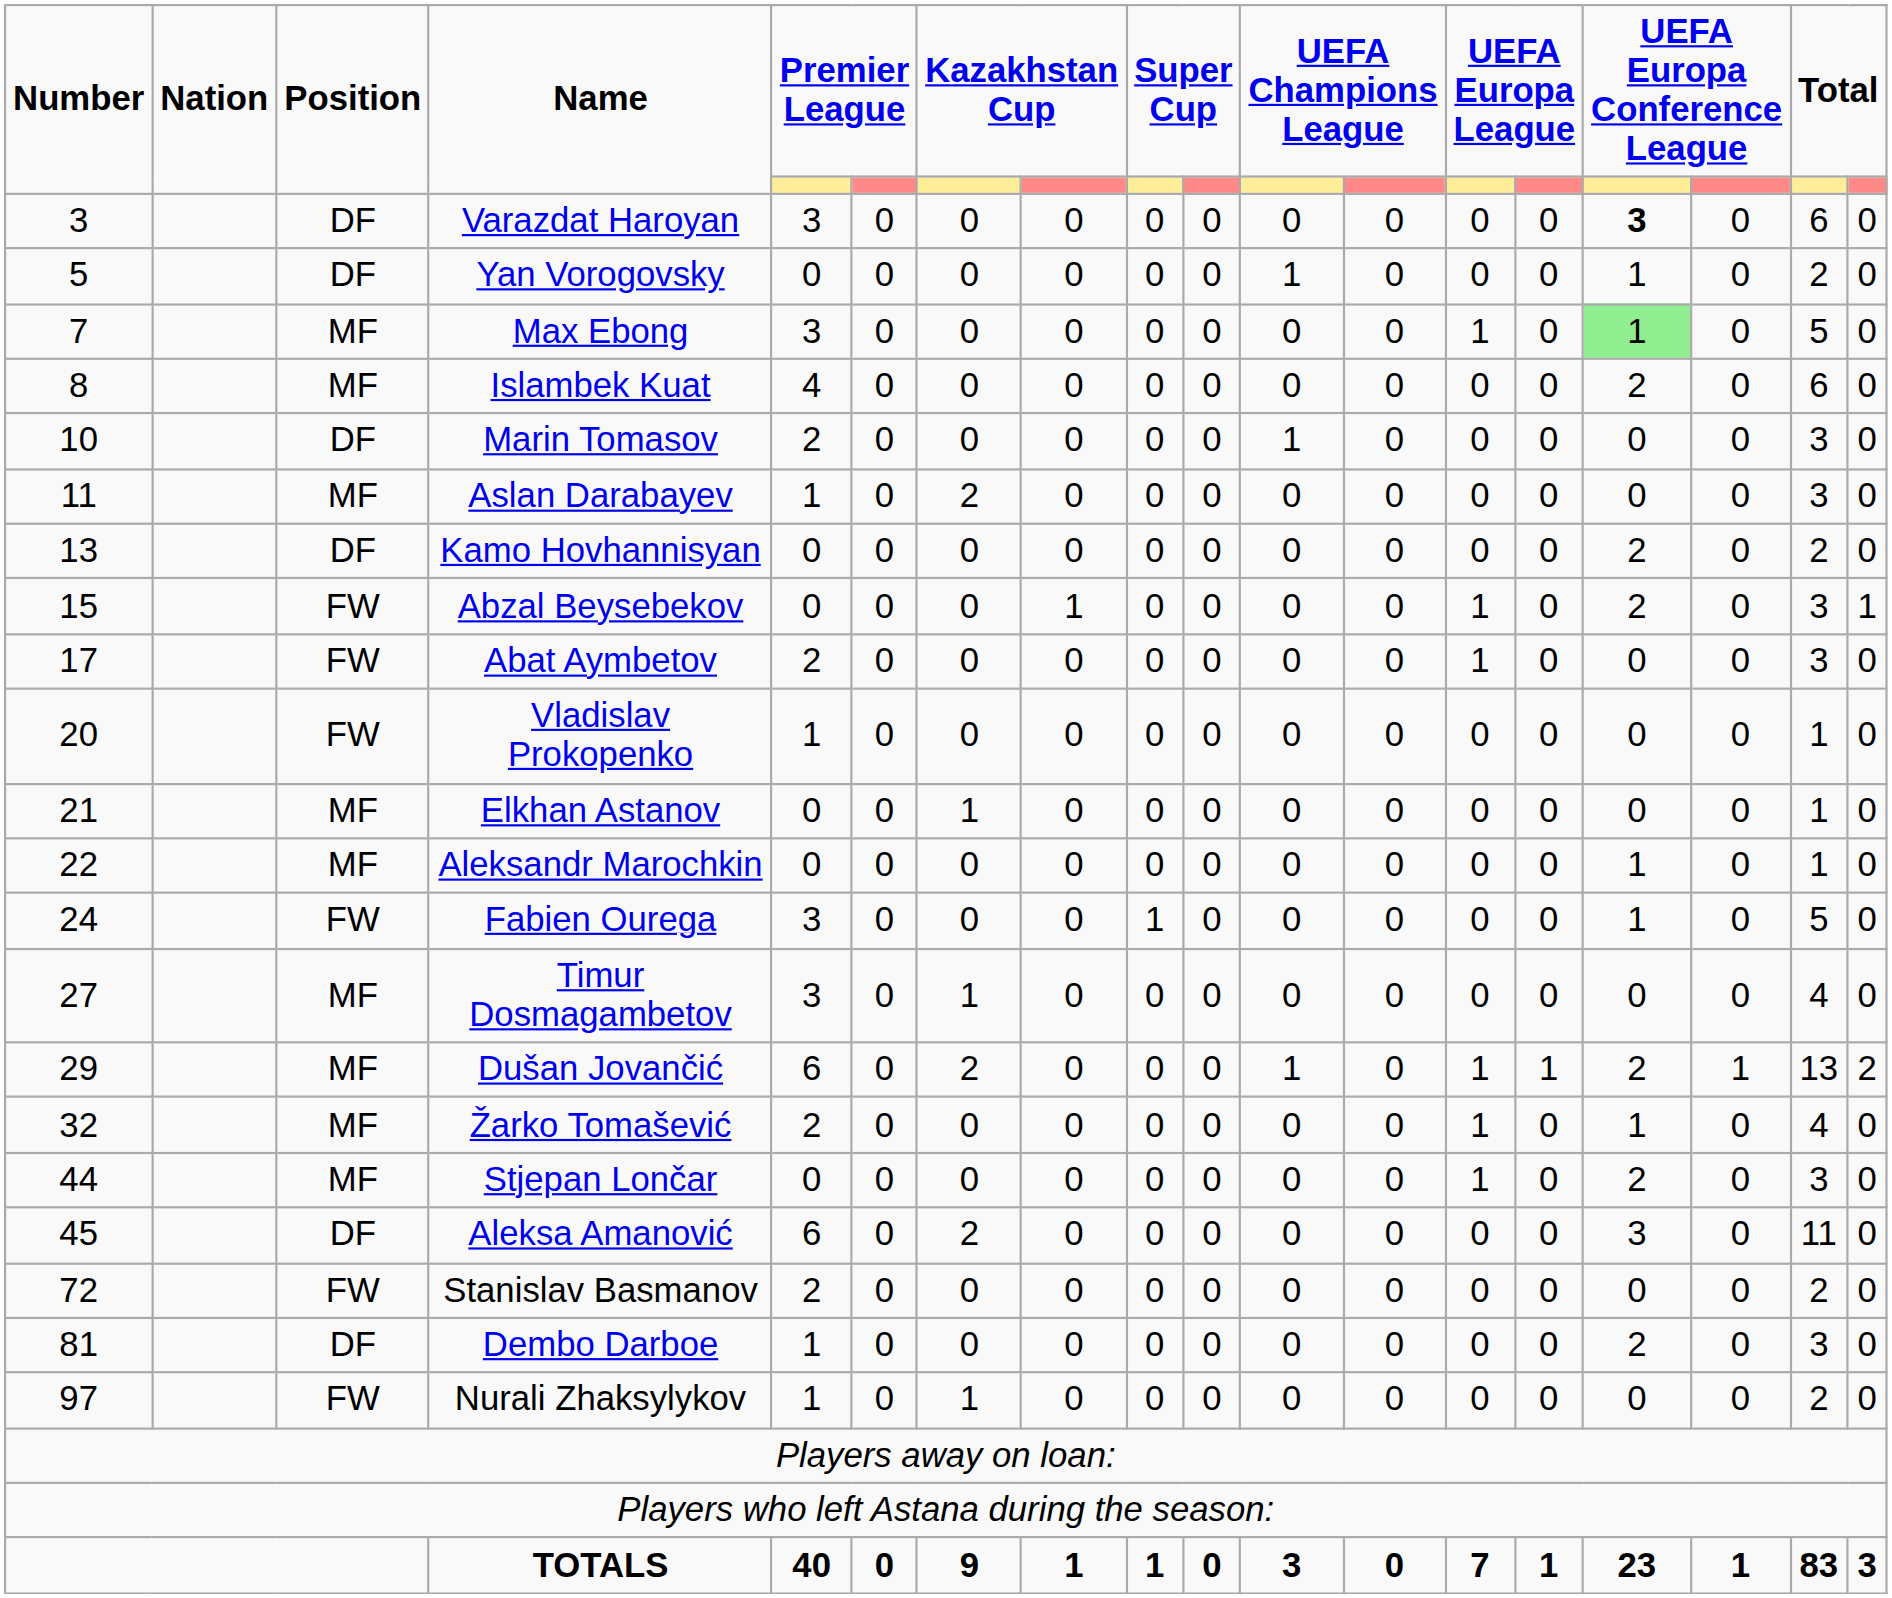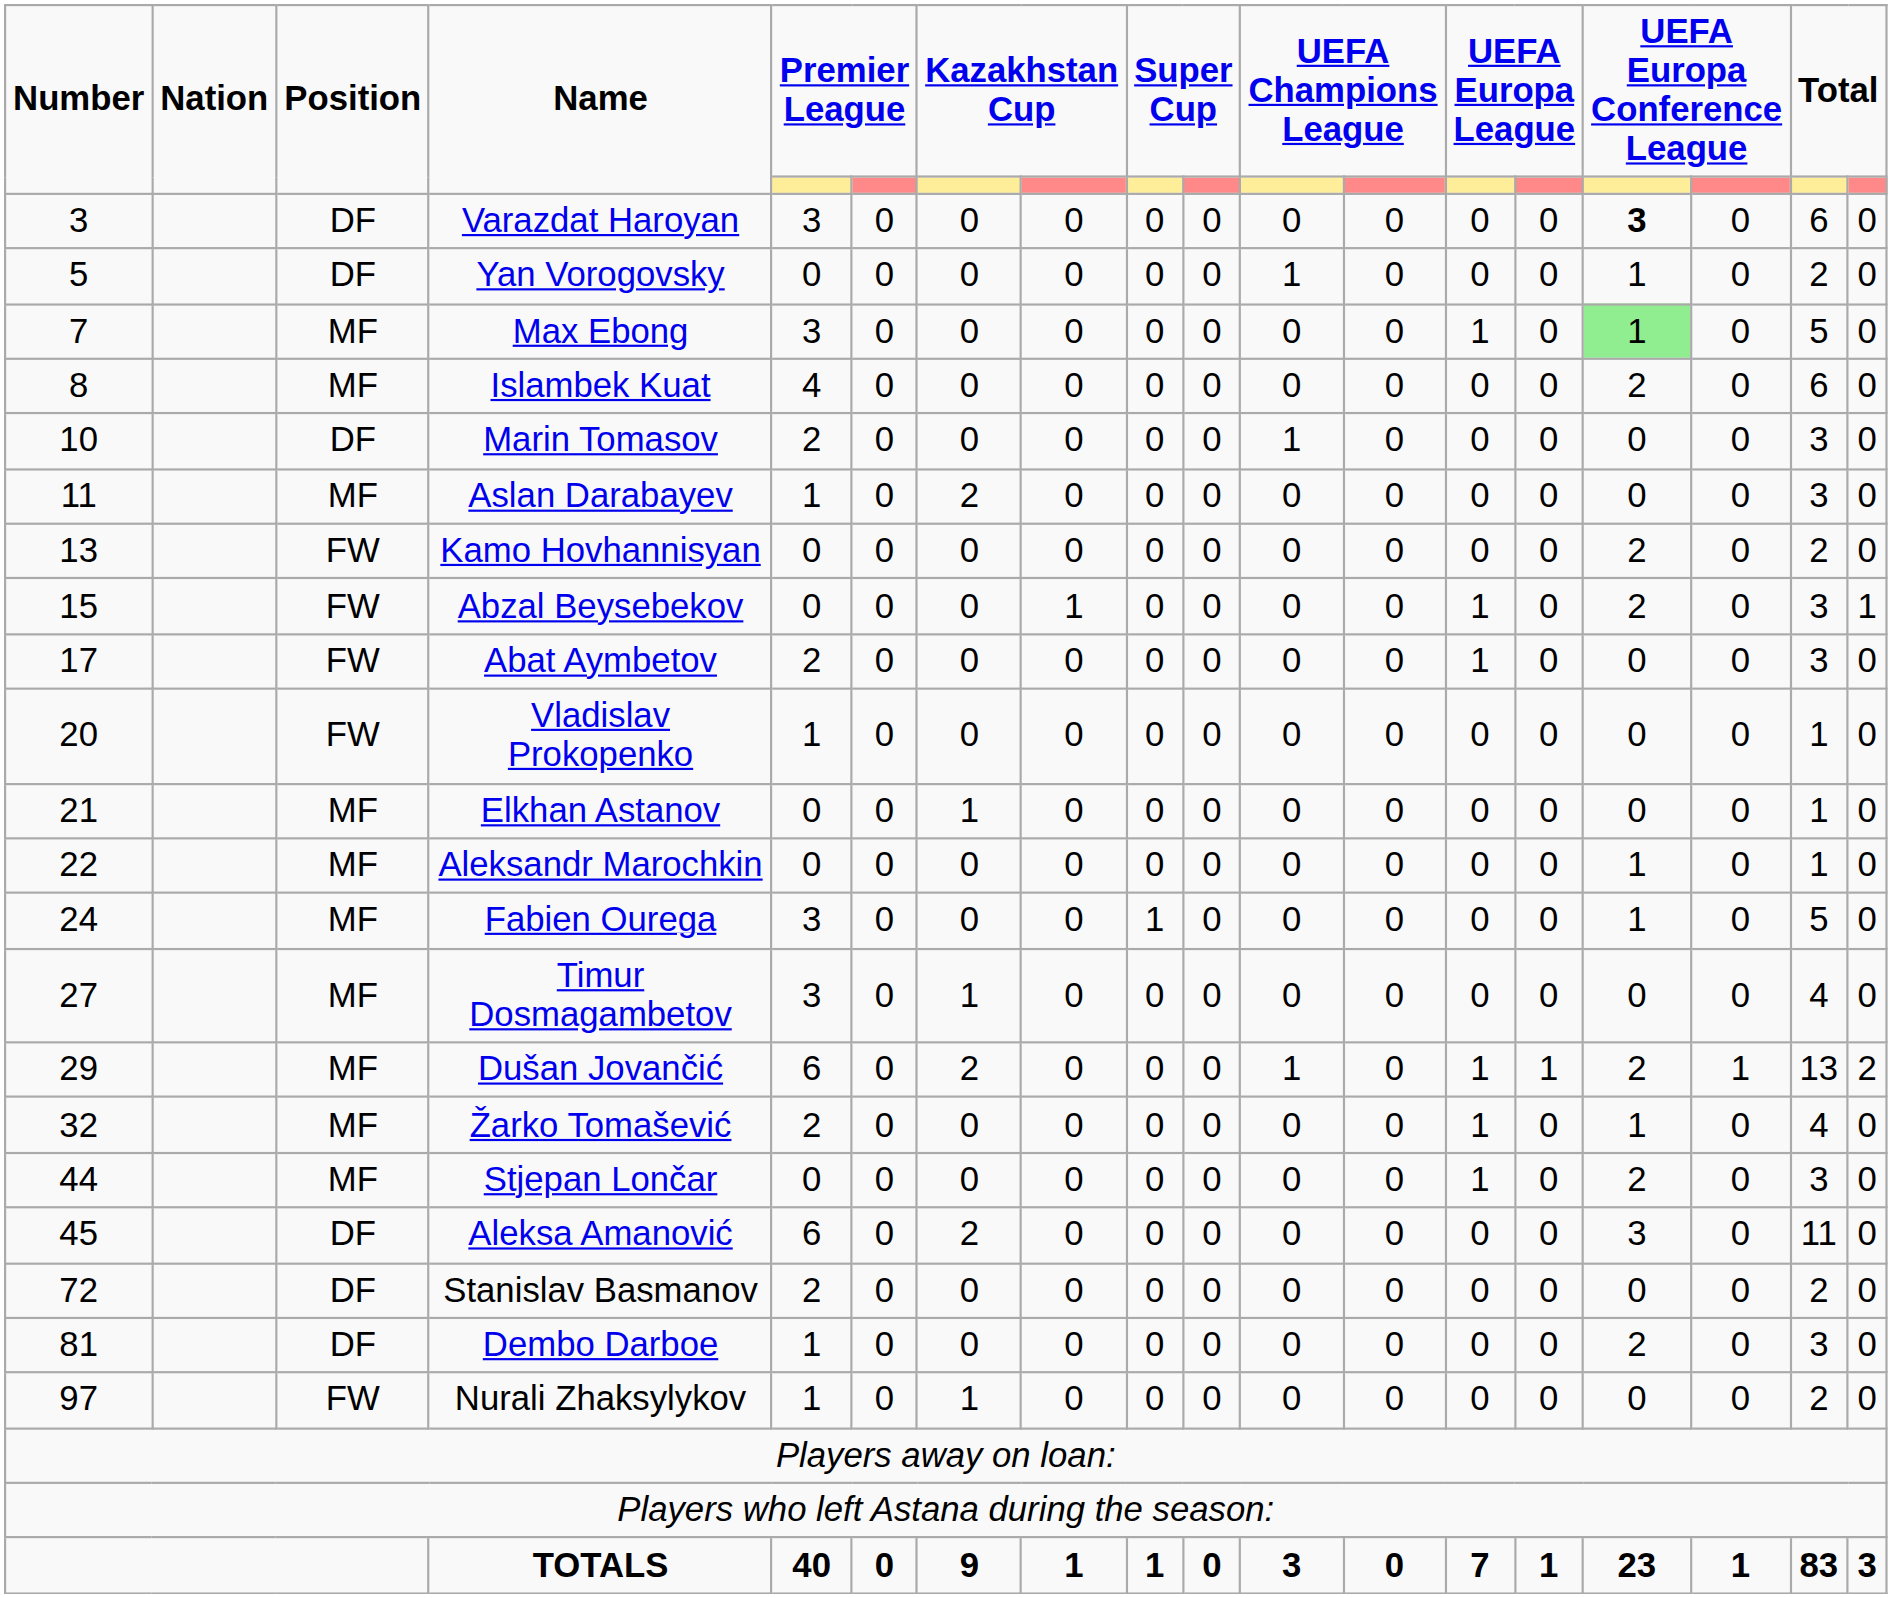(353, 550) DF -> (353, 550) FW
(353, 920) FW -> (353, 920) MF
(353, 1289) FW -> (353, 1289) DF
